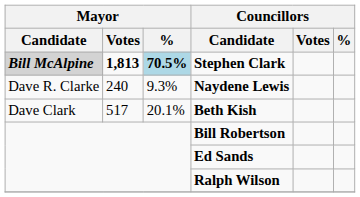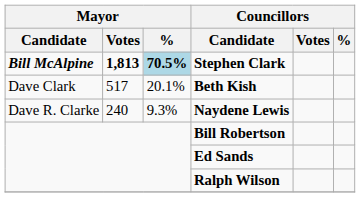(51, 63) lightgrey background -> (51, 63) no background
rows swapped: (225, 110) <-> (242, 86)
